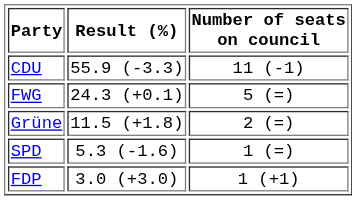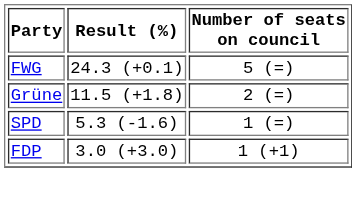- row: (26, 68)
